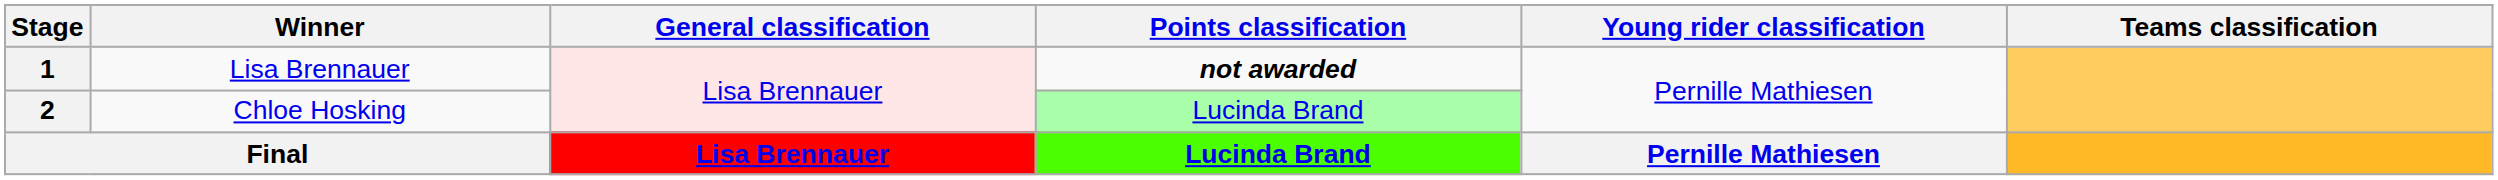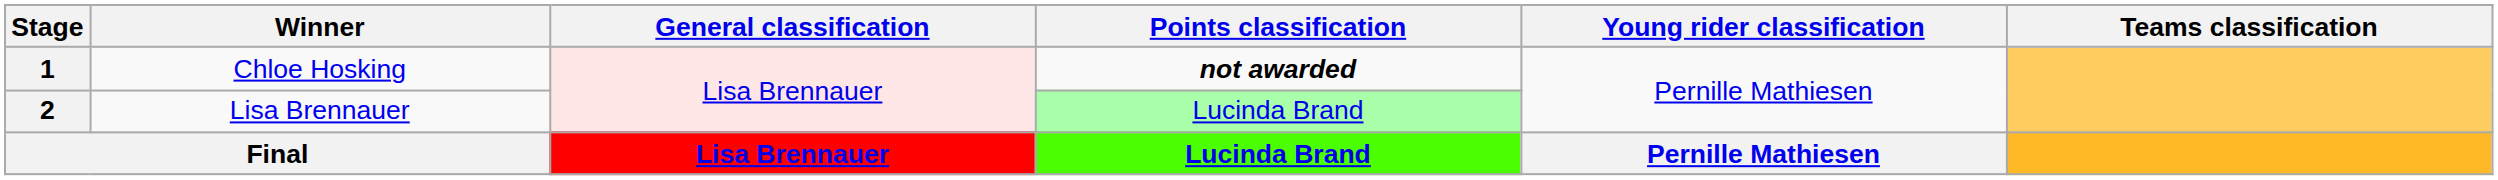(320, 69) Lisa Brennauer -> (320, 69) Chloe Hosking
(320, 111) Chloe Hosking -> (320, 111) Lisa Brennauer
